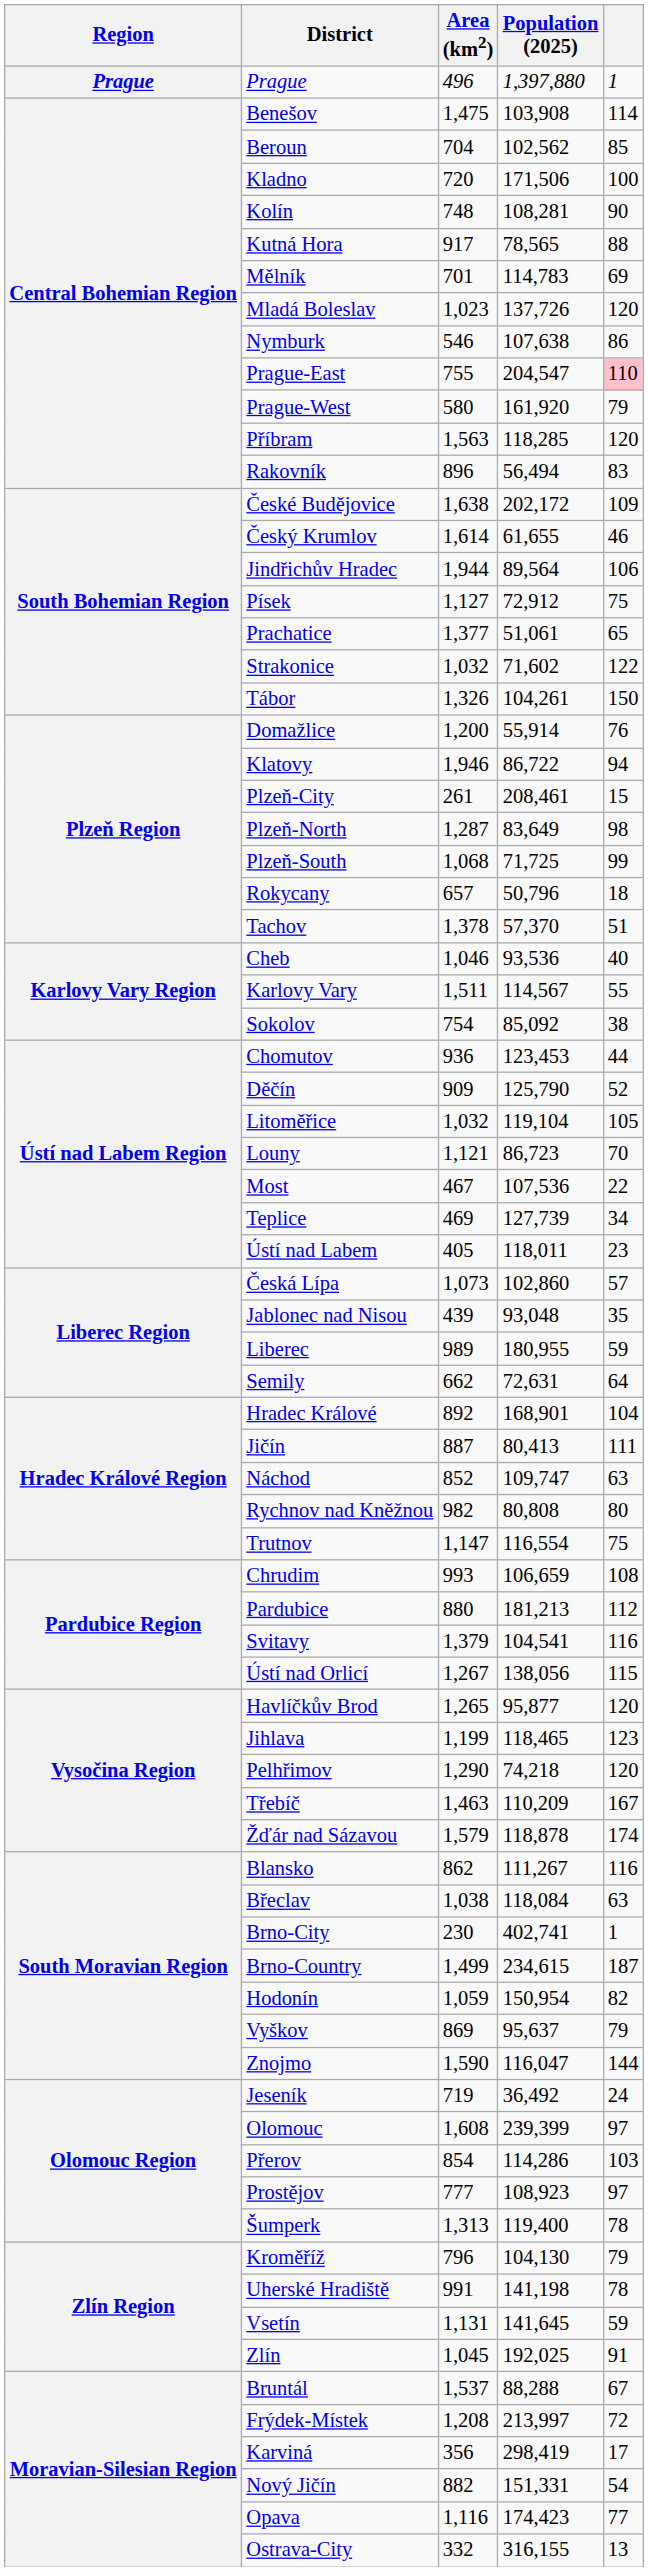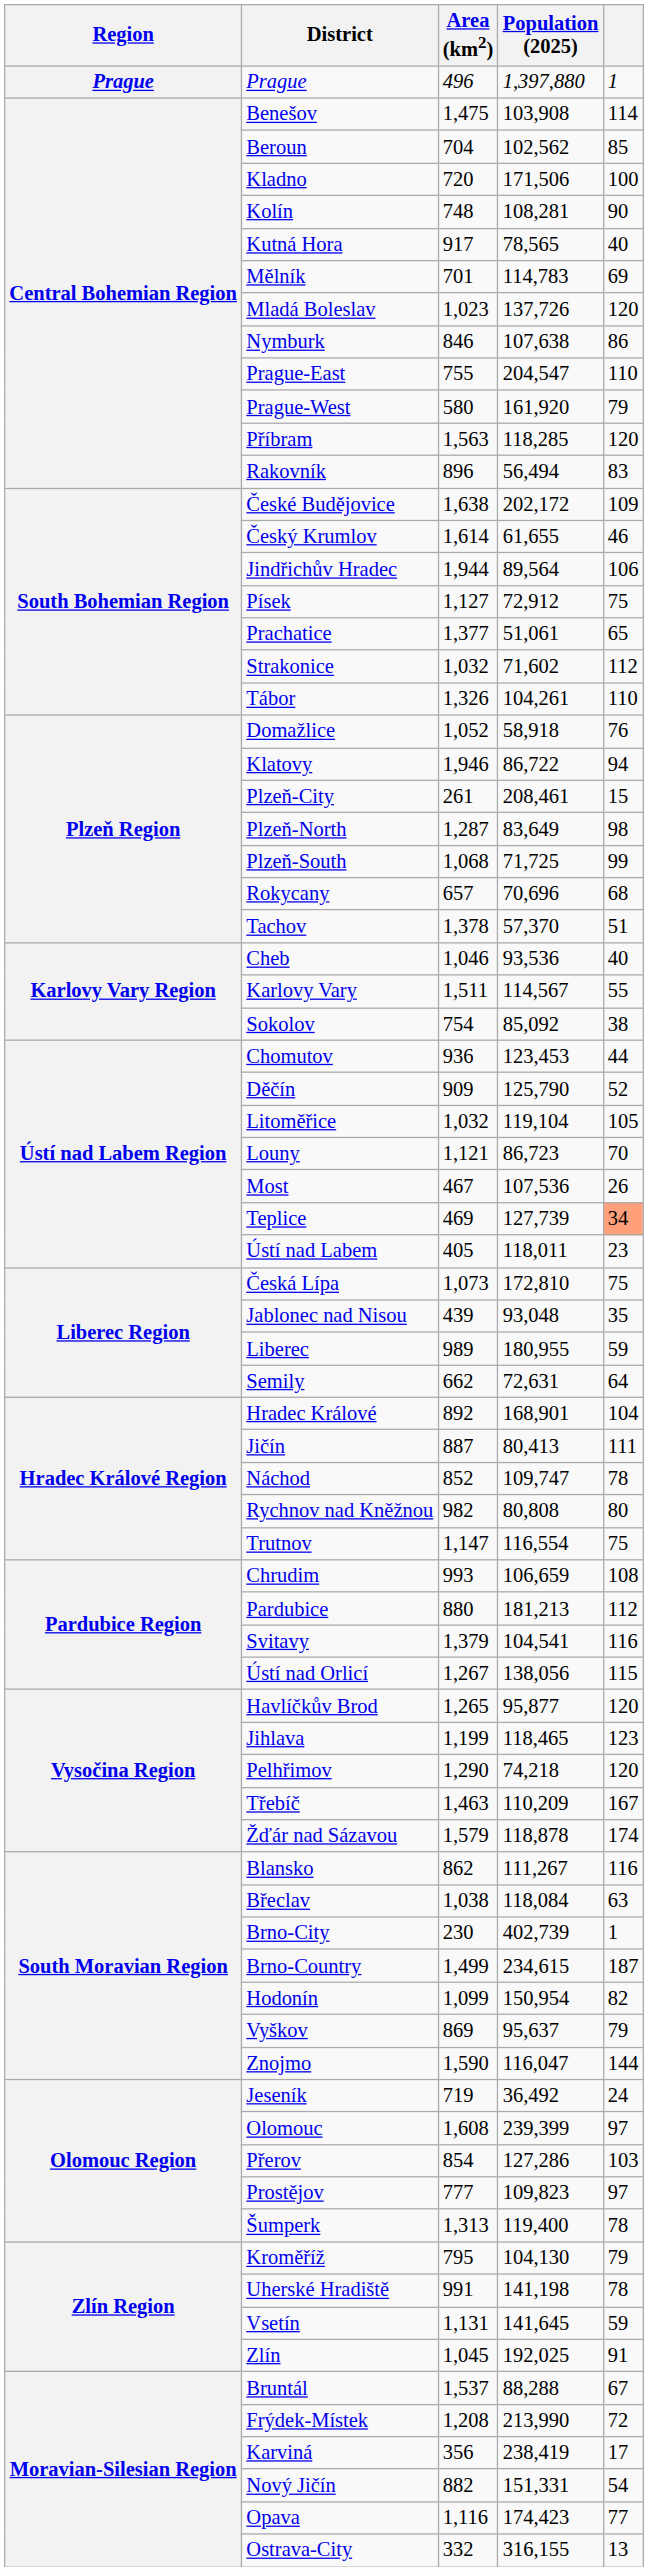(618, 244) 88 -> (618, 244) 40
(458, 341) 546 -> (458, 341) 846
(623, 374) pink background -> (623, 374) no background
(623, 666) 122 -> (623, 666) 112
(623, 698) 150 -> (623, 698) 110
(466, 731) 1,200 -> (466, 731) 1,052
(531, 731) 55,914 -> (531, 731) 58,918
(531, 893) 50,796 -> (531, 893) 70,696
(618, 893) 18 -> (618, 893) 68
(618, 1186) 22 -> (618, 1186) 26
(618, 1218) no background -> (618, 1218) lightsalmon background
(536, 1283) 102,860 -> (536, 1283) 172,810
(618, 1283) 57 -> (618, 1283) 75
(618, 1478) 63 -> (618, 1478) 78
(536, 1933) 402,741 -> (536, 1933) 402,739
(466, 1998) 1,059 -> (466, 1998) 1,099
(536, 2160) 114,286 -> (536, 2160) 127,286
(536, 2192) 108,923 -> (536, 2192) 109,823
(458, 2257) 796 -> (458, 2257) 795
(536, 2420) 213,997 -> (536, 2420) 213,990
(536, 2452) 298,419 -> (536, 2452) 238,419
